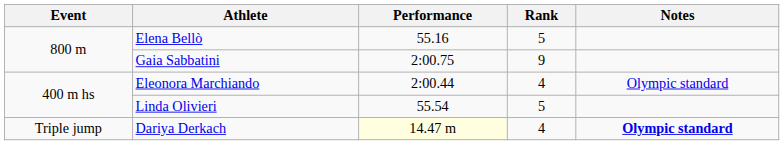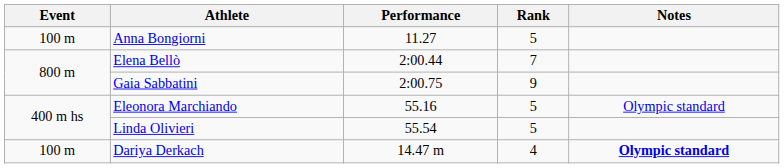+ row: (159, 38)
(433, 38) 55.16 -> (421, 60) 2:00.44
(541, 38) 5 -> (533, 60) 7
(433, 83) 2:00.44 -> (421, 106) 55.16
(541, 83) 4 -> (533, 106) 5
(68, 128) Triple jump -> (57, 151) 100 m
(433, 128) lightyellow background -> (421, 151) no background
